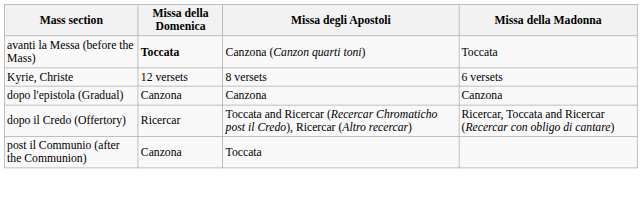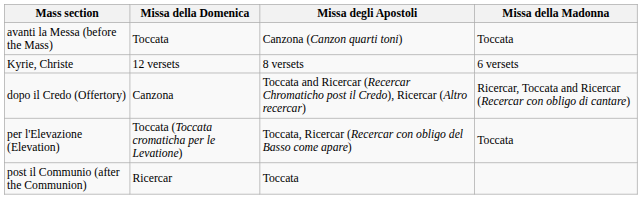(160, 51) bold -> (151, 38) normal
- row: (65, 95)
(161, 120) Ricercar -> (153, 95) Canzona
+ row: (45, 140)
(161, 152) Canzona -> (152, 178) Ricercar
